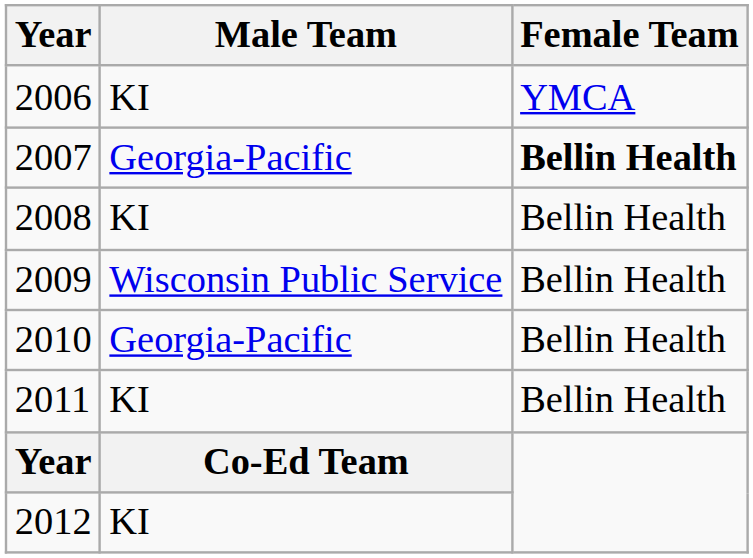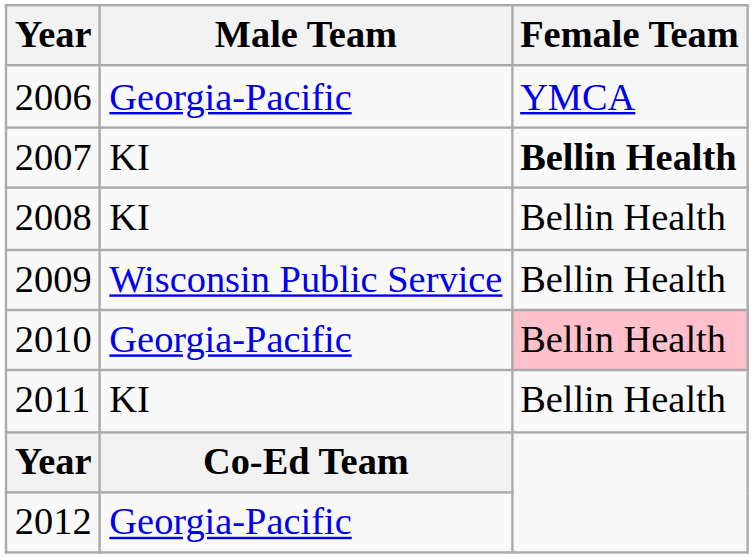(130, 95) KI -> (231, 95) Georgia-Pacific
(231, 156) Georgia-Pacific -> (130, 156) KI
(623, 339) no background -> (623, 339) pink background
(130, 522) KI -> (231, 522) Georgia-Pacific
